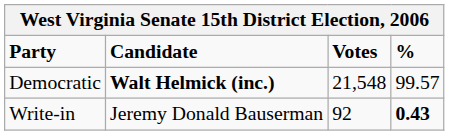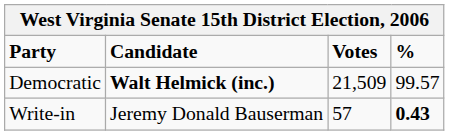(359, 82) 21,548 -> (359, 82) 21,509
(342, 113) 92 -> (342, 113) 57
